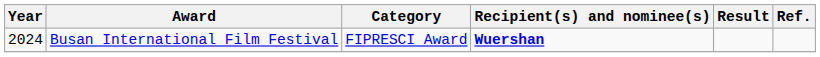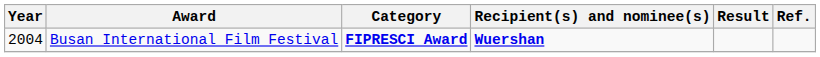(26, 40) 2024 -> (26, 40) 2004
(406, 40) normal -> (406, 40) bold
